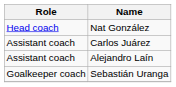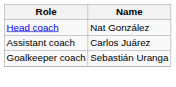- row: (122, 58)
